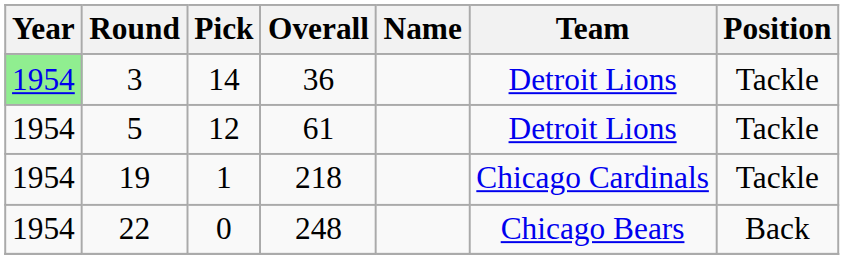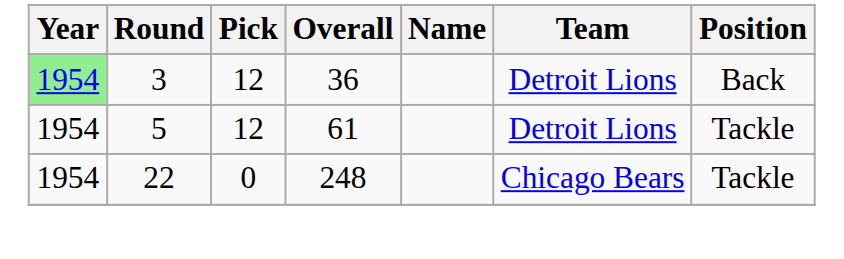(224, 79) 14 -> (248, 79) 12
(777, 79) Tackle -> (753, 79) Back
- row: (135, 178)
(777, 228) Back -> (753, 178) Tackle
